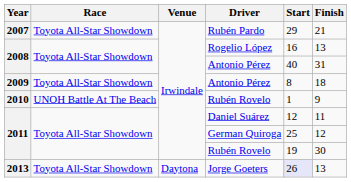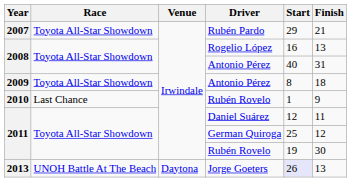(95, 99) UNOH Battle At The Beach -> (61, 99) Last Chance
(93, 168) Toyota All-Star Showdown -> (95, 168) UNOH Battle At The Beach
